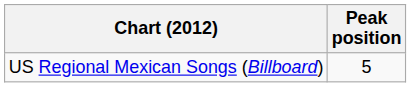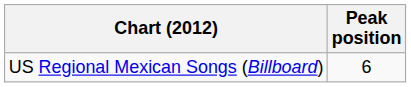(367, 67) 5 -> (367, 67) 6
